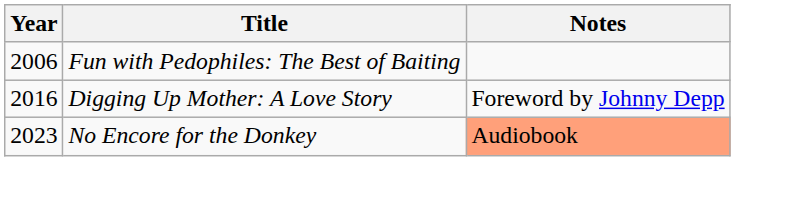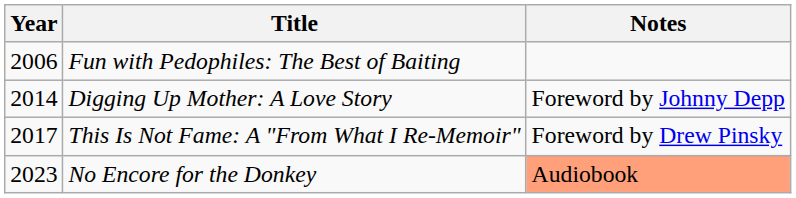(34, 98) 2016 -> (34, 98) 2014
+ row: (295, 135)
